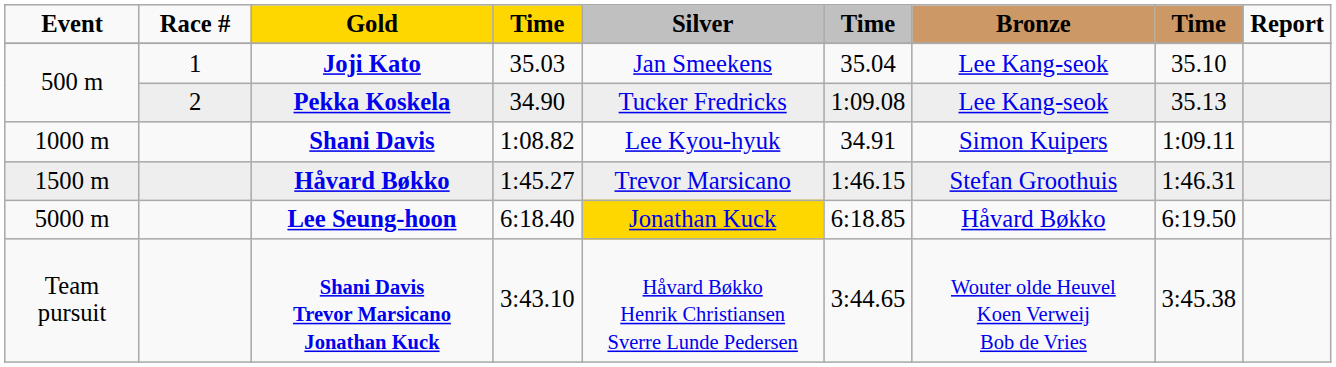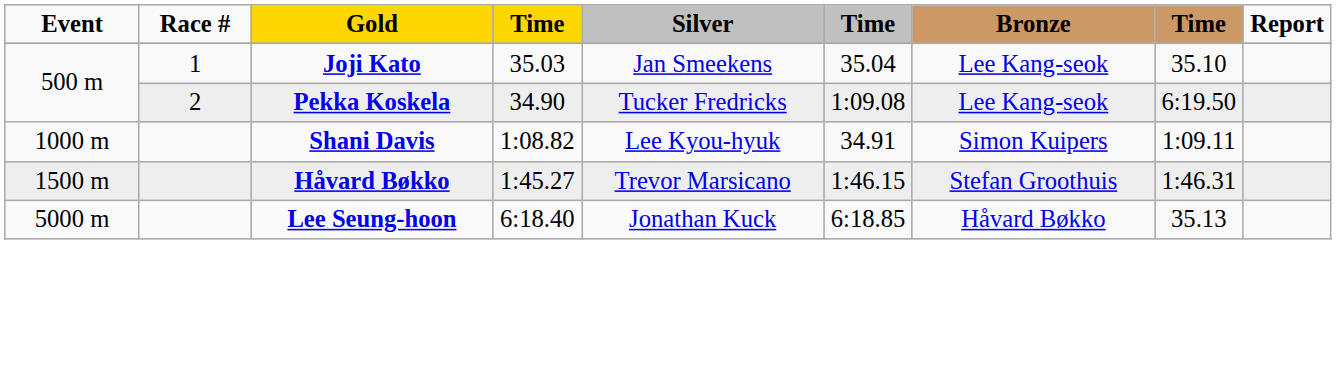(1199, 102) 35.13 -> (1199, 102) 6:19.50
(703, 219) gold background -> (703, 219) no background
(1199, 219) 6:19.50 -> (1199, 219) 35.13
- row: (372, 315)
